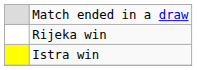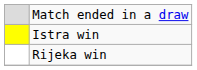rows swapped: (69, 35) <-> (66, 55)
